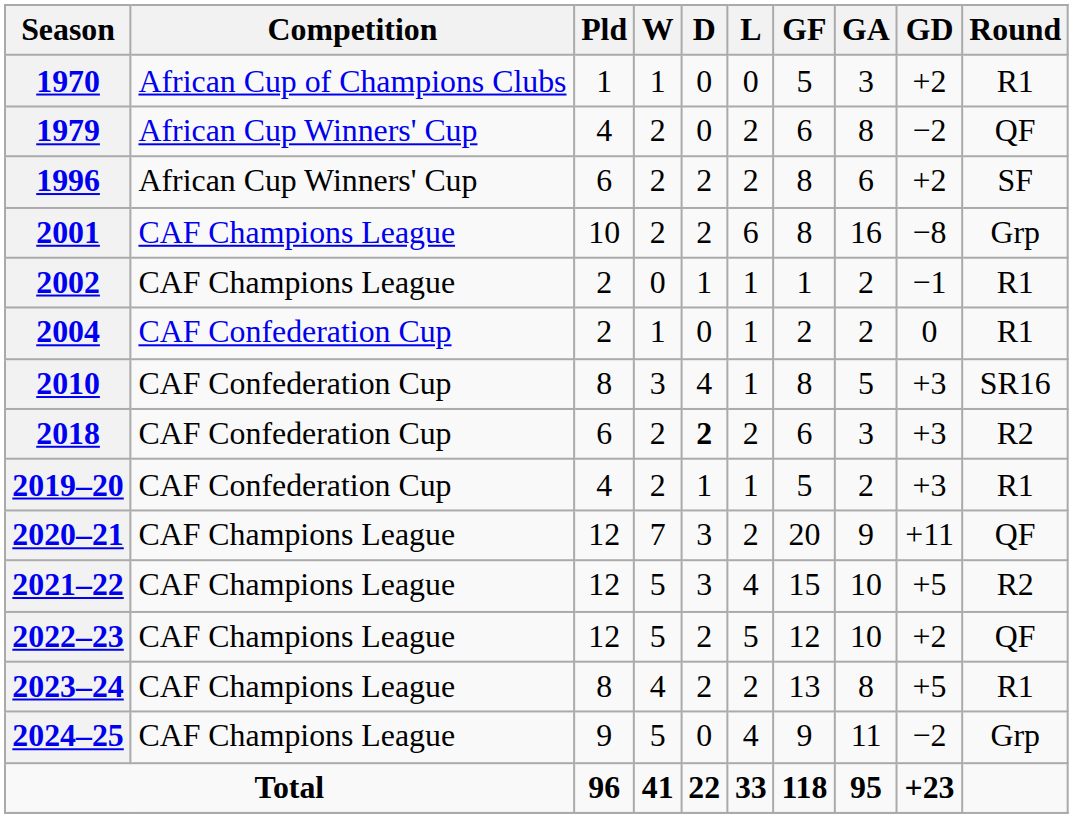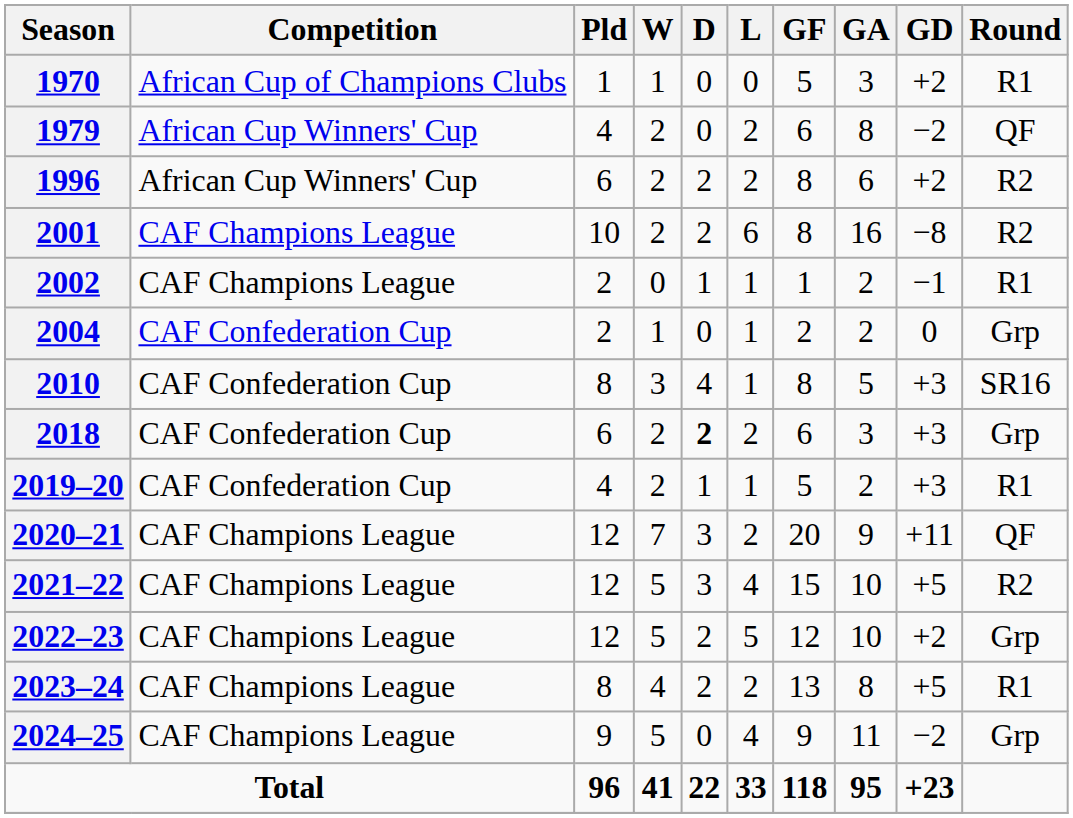(1015, 181) SF -> (1015, 181) R2
(1015, 231) Grp -> (1015, 231) R2
(1015, 332) R1 -> (1015, 332) Grp
(1015, 433) R2 -> (1015, 433) Grp
(1015, 635) QF -> (1015, 635) Grp
